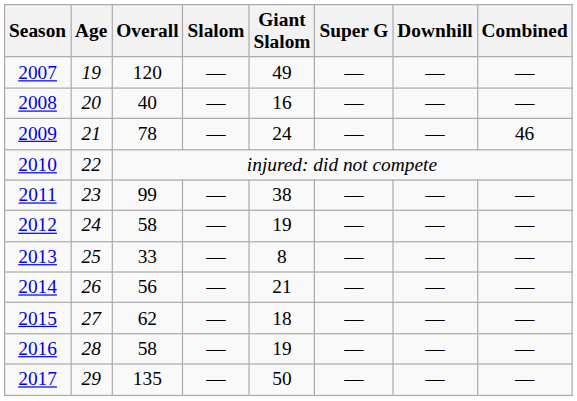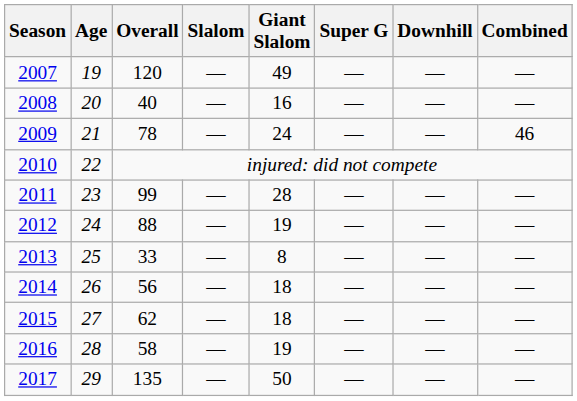(282, 195) 38 -> (282, 195) 28
(147, 225) 58 -> (147, 225) 88
(282, 287) 21 -> (282, 287) 18
